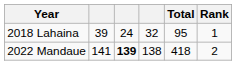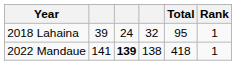(214, 51) 2 -> (214, 51) 1
